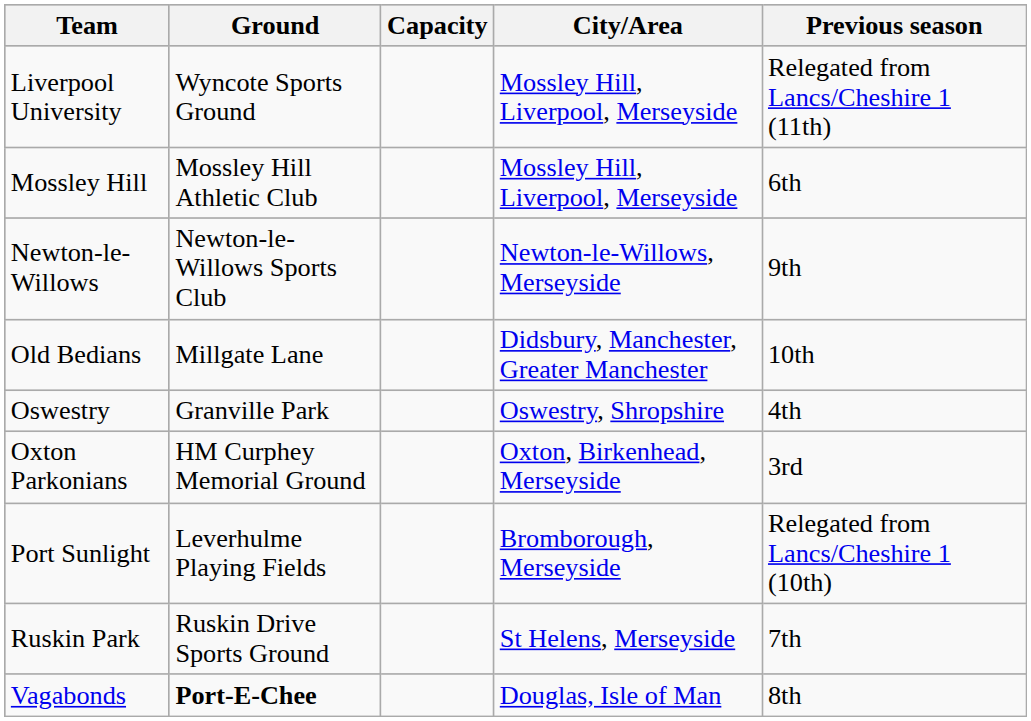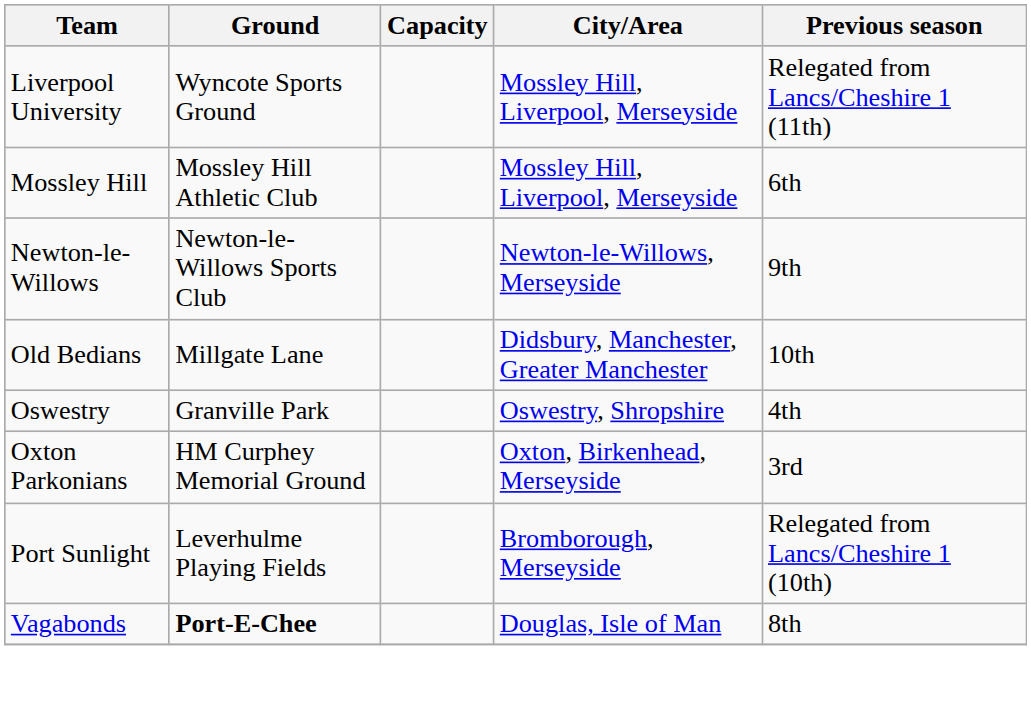- row: (75, 638)
